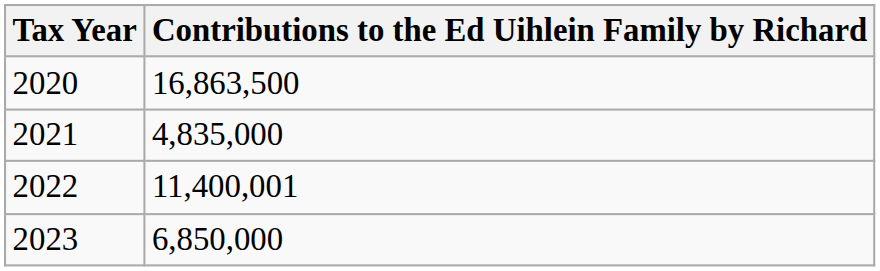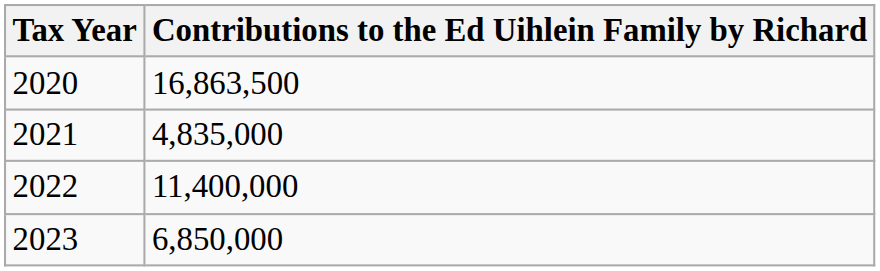(225, 186) 11,400,001 -> (225, 186) 11,400,000
